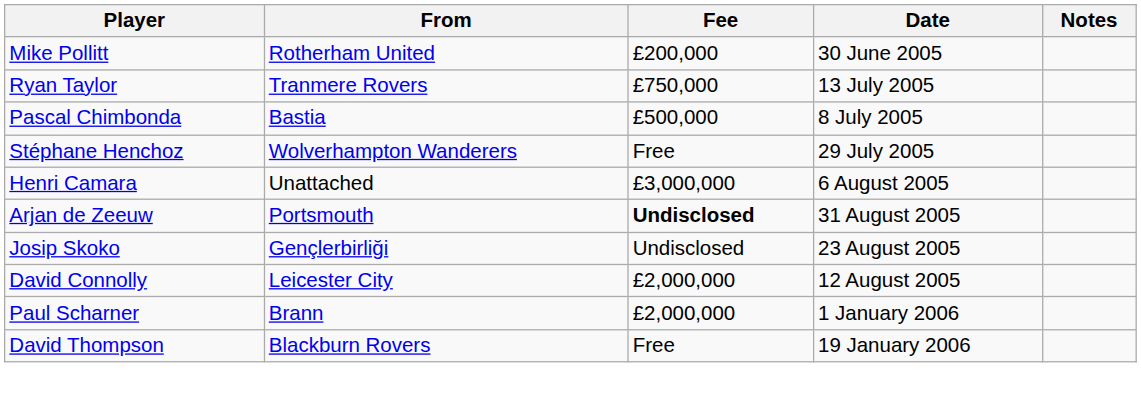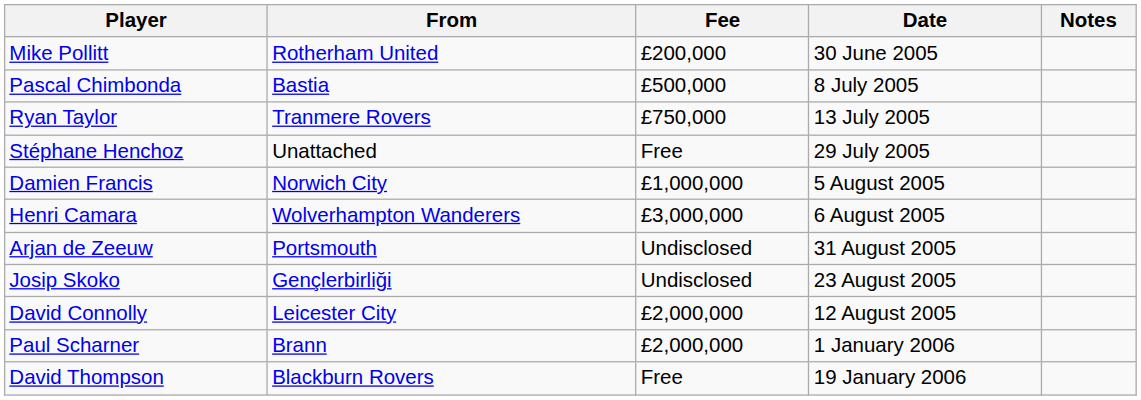rows swapped: (95, 118) <-> (63, 85)
(393, 150) Wolverhampton Wanderers -> (325, 150) Unattached
+ row: (81, 183)
(321, 183) Unattached -> (396, 215) Wolverhampton Wanderers
(694, 215) bold -> (696, 248) normal
